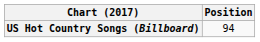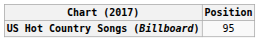(229, 29) 94 -> (229, 29) 95
